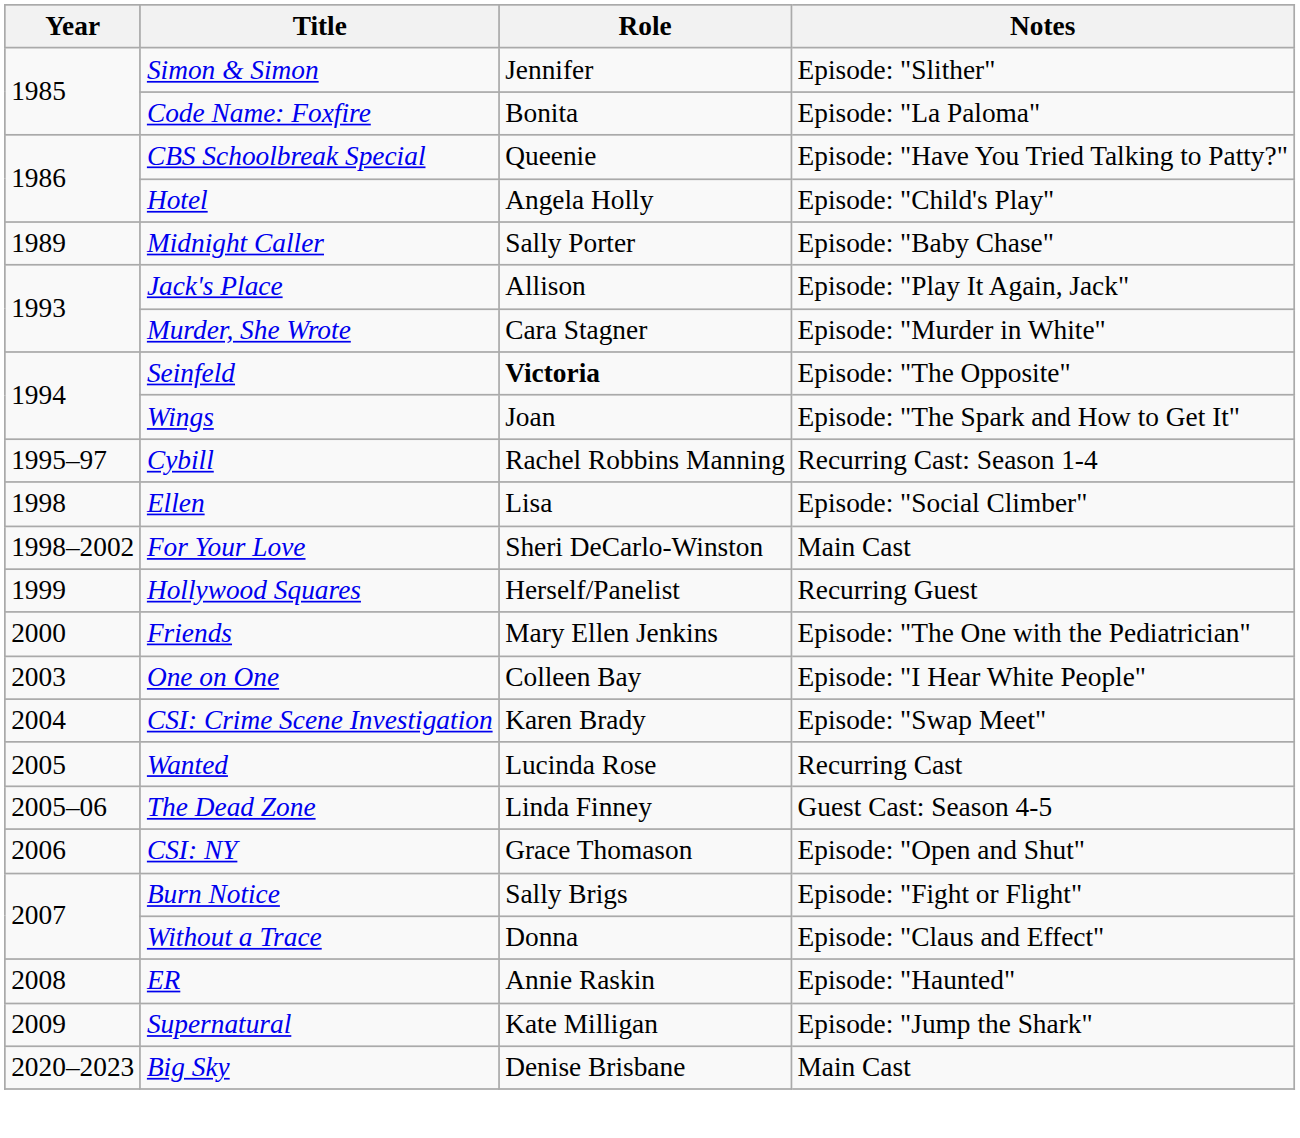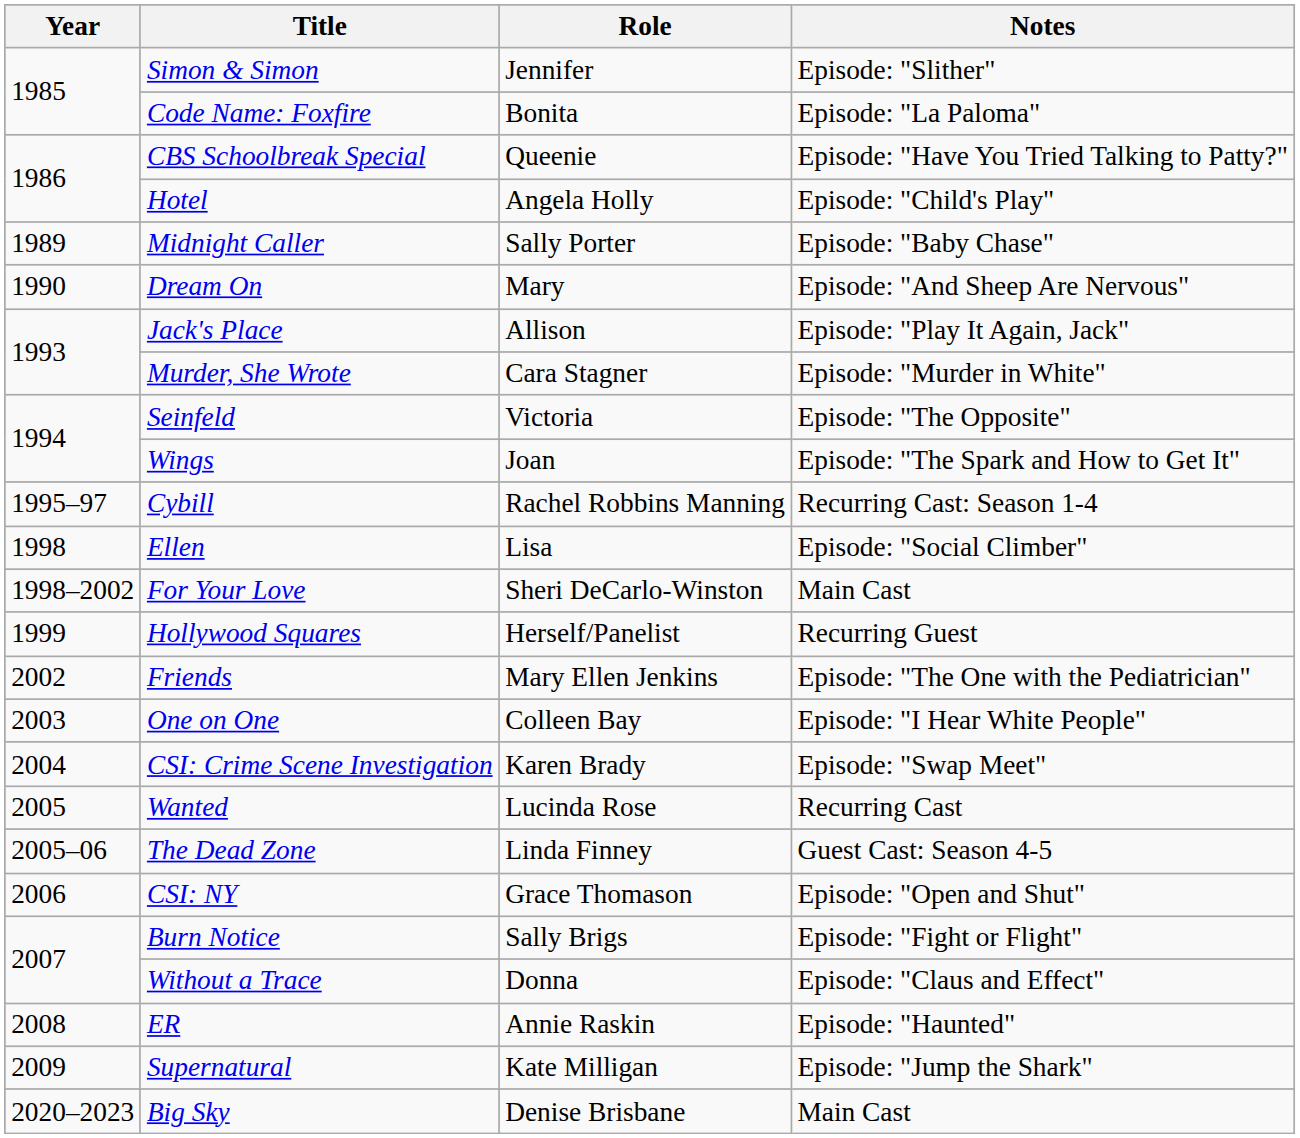+ row: (205, 286)
(553, 373) bold -> (549, 416) normal
(39, 633) 2000 -> (39, 677) 2002
